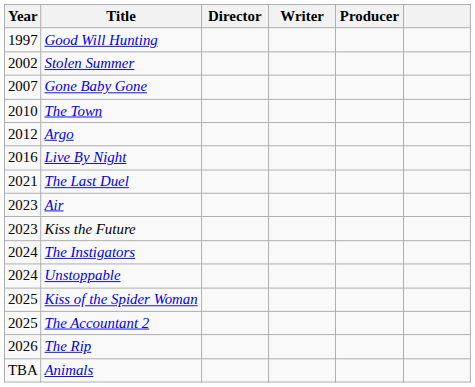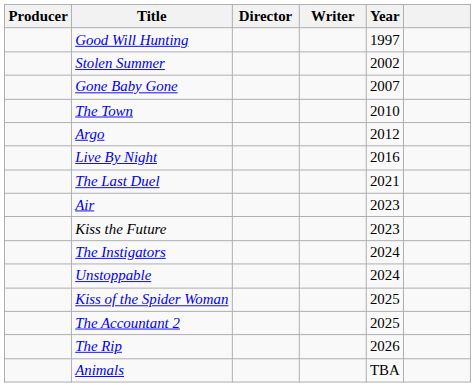columns swapped: (23, 16) <-> (369, 16)
